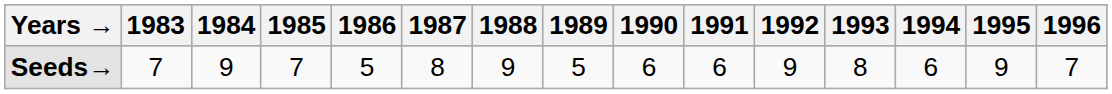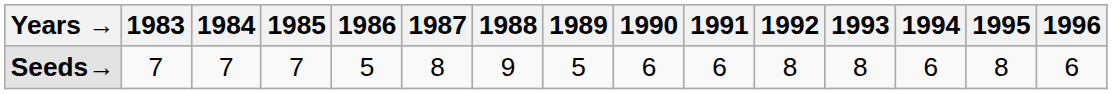(226, 66) 9 -> (226, 66) 7
(790, 66) 9 -> (790, 66) 8
(1001, 66) 9 -> (1001, 66) 8
(1072, 66) 7 -> (1072, 66) 6
